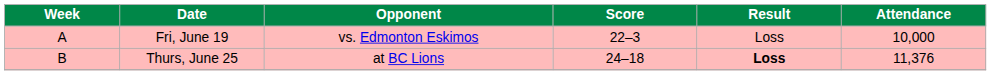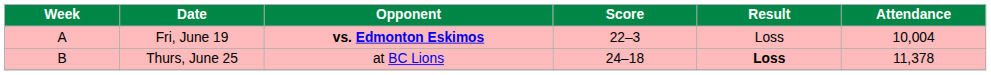(408, 37) normal -> (408, 37) bold
(914, 37) 10,000 -> (914, 37) 10,004
(914, 59) 11,376 -> (914, 59) 11,378
